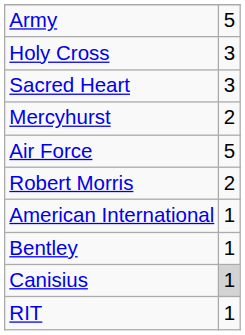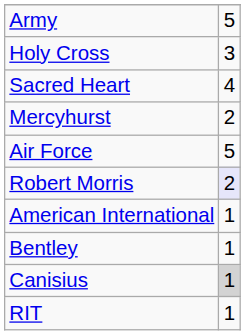(229, 85) 3 -> (229, 85) 4
(229, 183) no background -> (229, 183) lavender background
